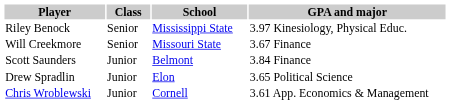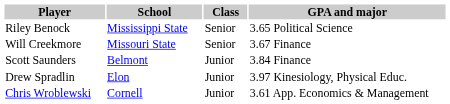columns swapped: (200, 12) <-> (128, 12)
(328, 28) 3.97 Kinesiology, Physical Educ. -> (301, 28) 3.65 Political Science
(301, 77) 3.65 Political Science -> (328, 77) 3.97 Kinesiology, Physical Educ.
